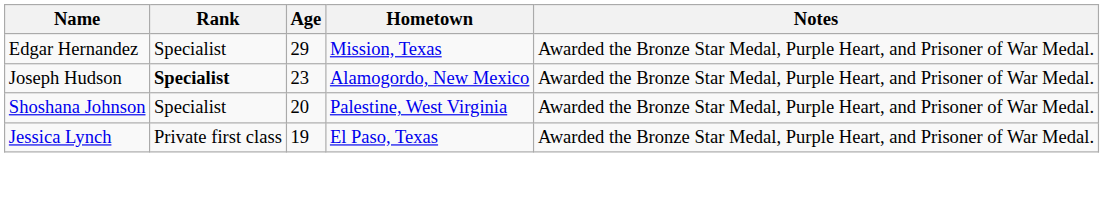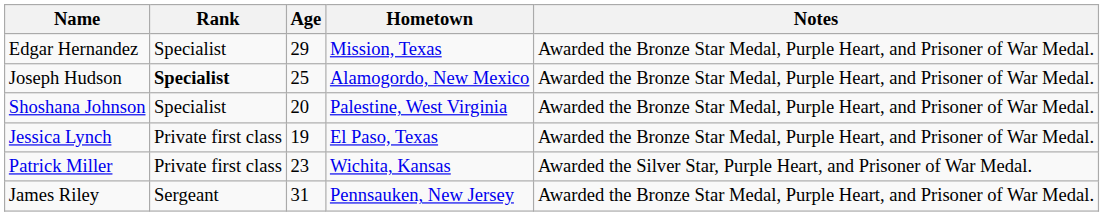(300, 78) 23 -> (300, 78) 25
+ row: (61, 166)
+ row: (54, 195)
